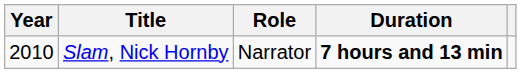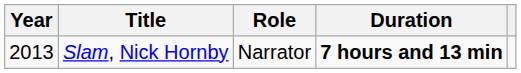(31, 52) 2010 -> (31, 52) 2013
